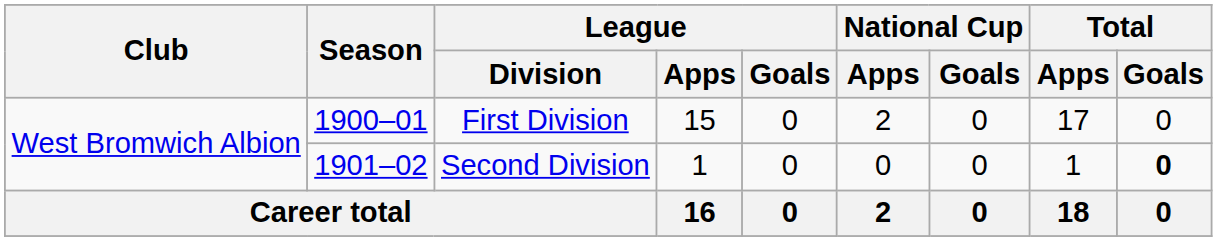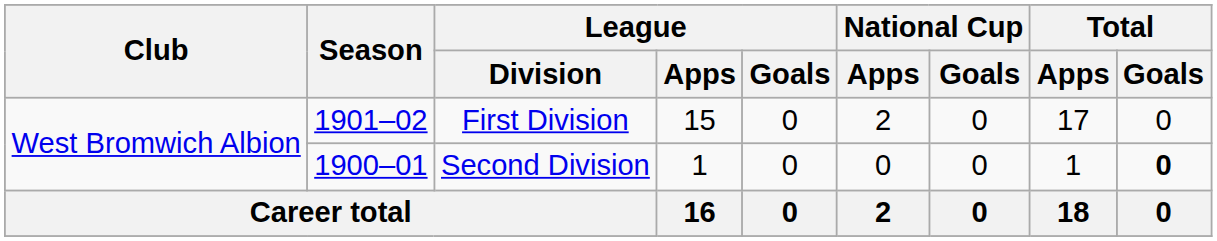(371, 119) 1900–01 -> (371, 119) 1901–02
(371, 166) 1901–02 -> (371, 166) 1900–01
